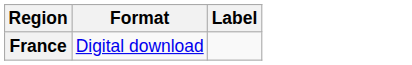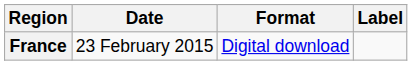+ column: (145, 18)
